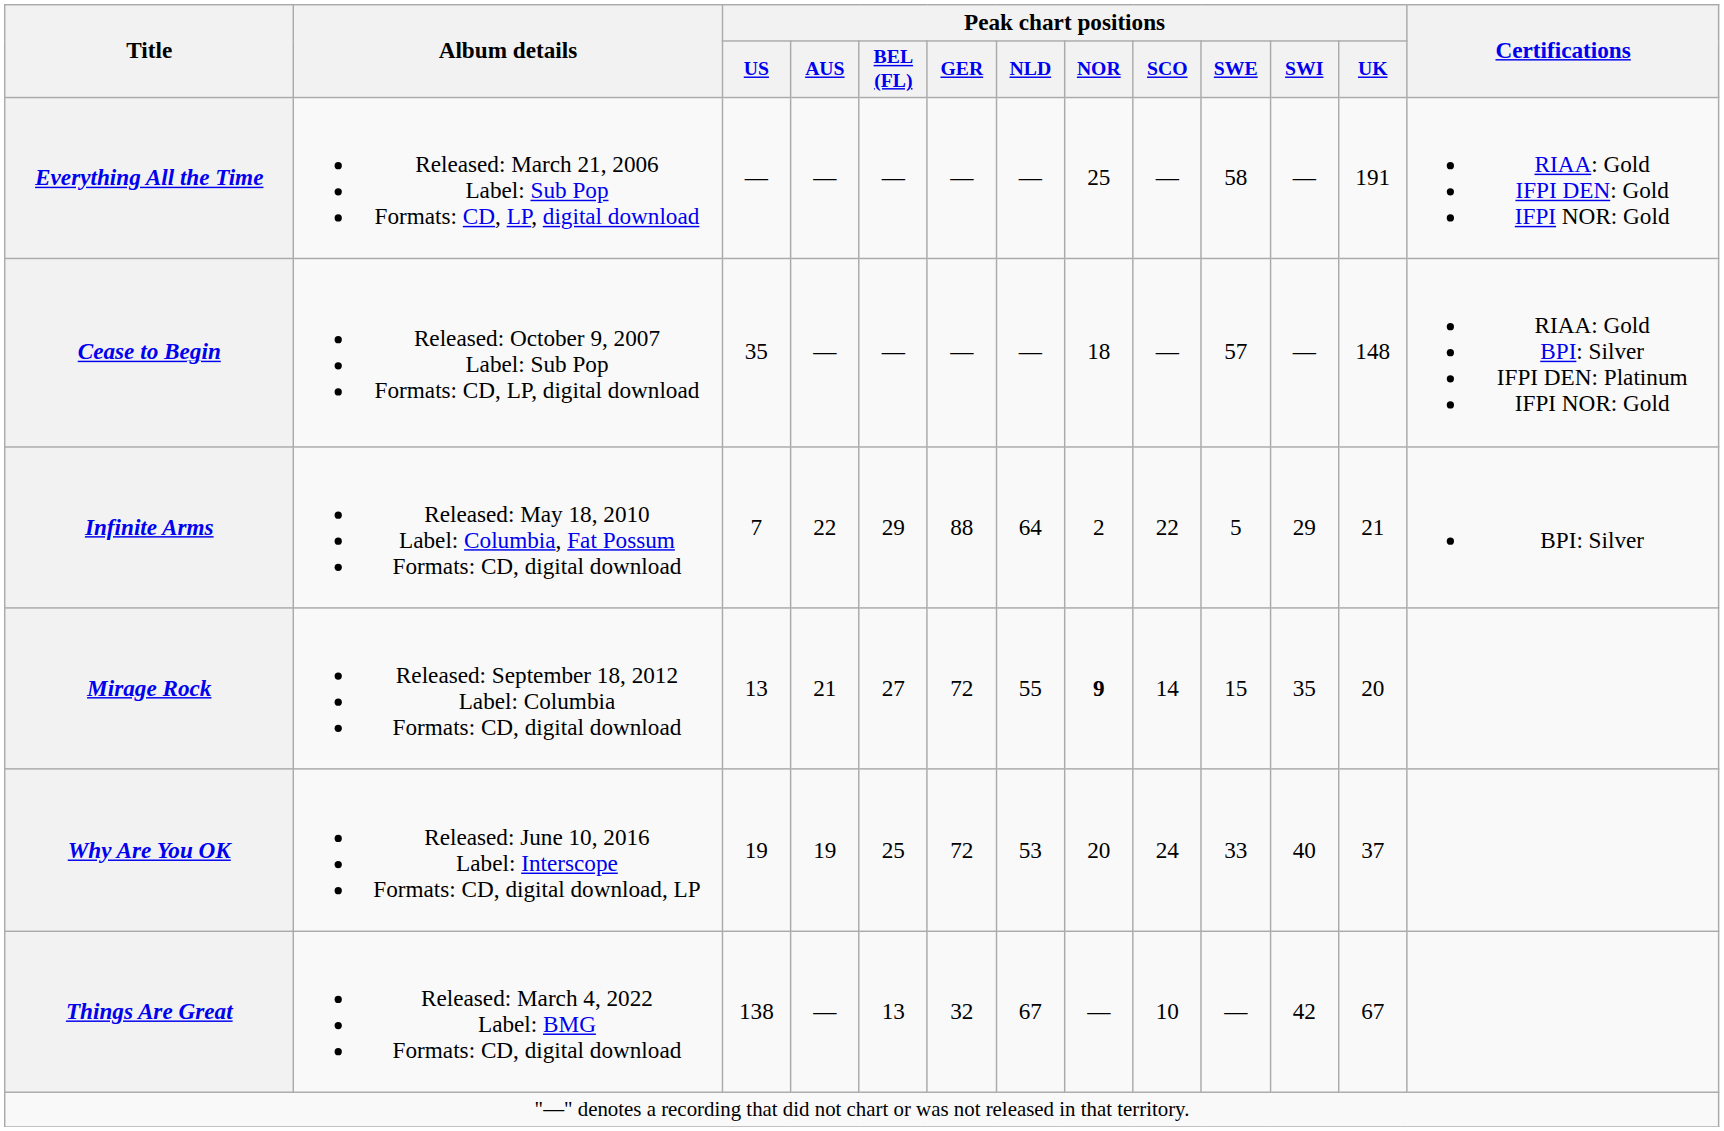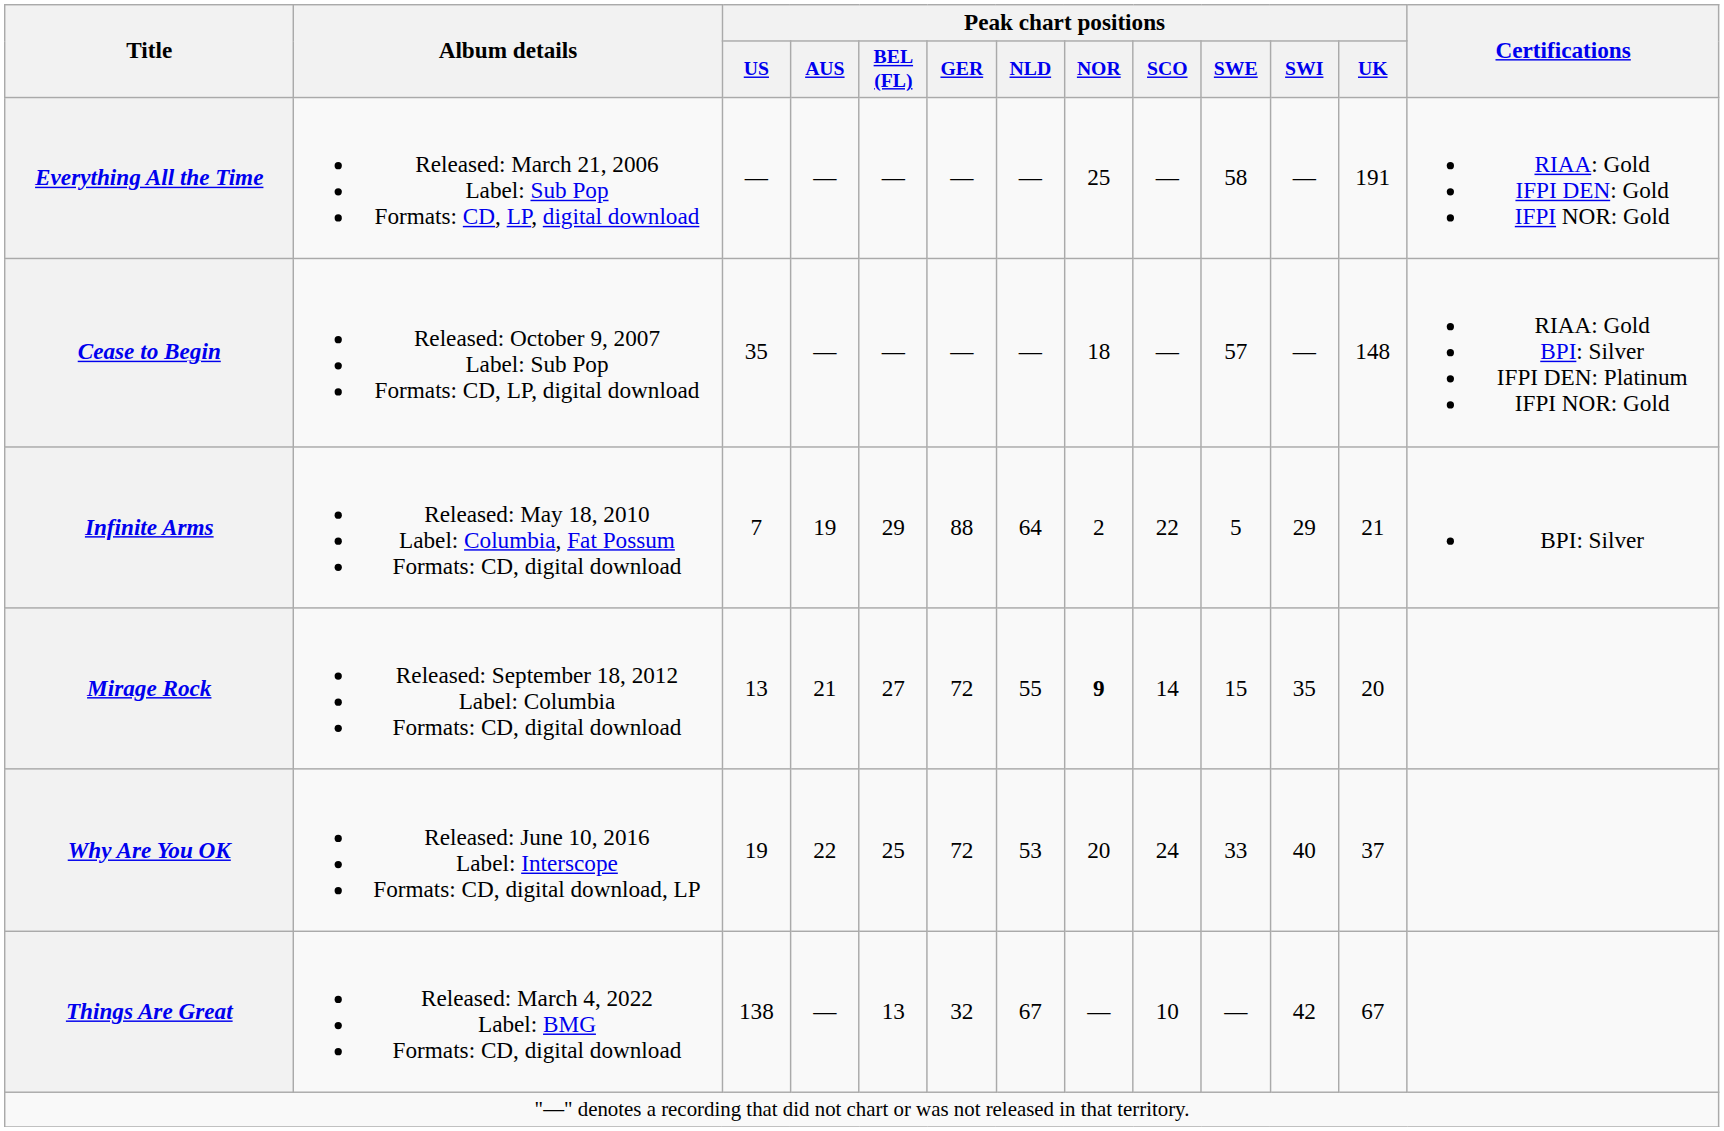(825, 526) 22 -> (825, 526) 19
(825, 849) 19 -> (825, 849) 22
